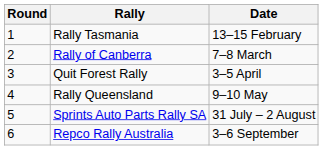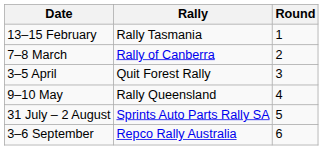columns swapped: (27, 14) <-> (264, 14)
